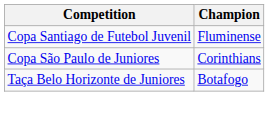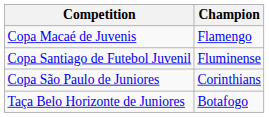+ row: (72, 36)
